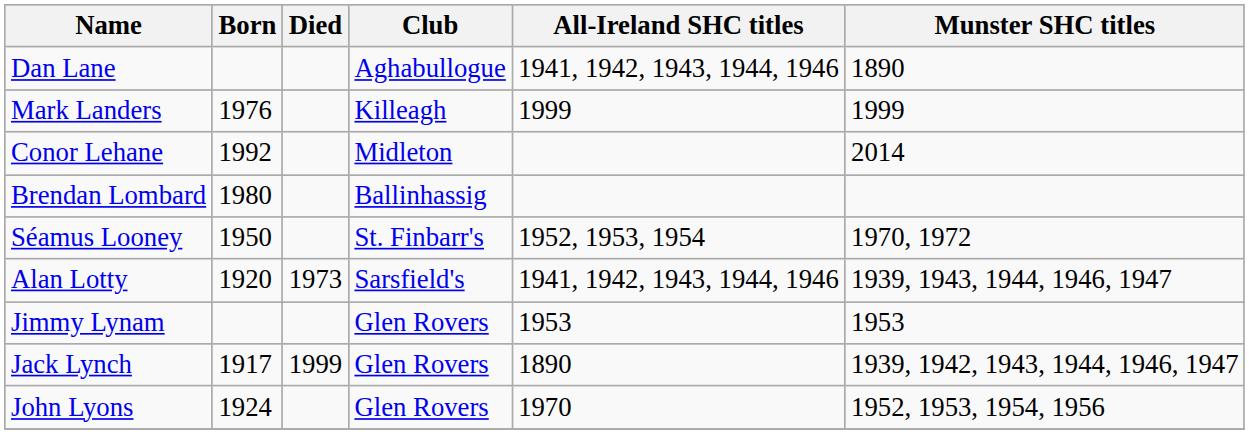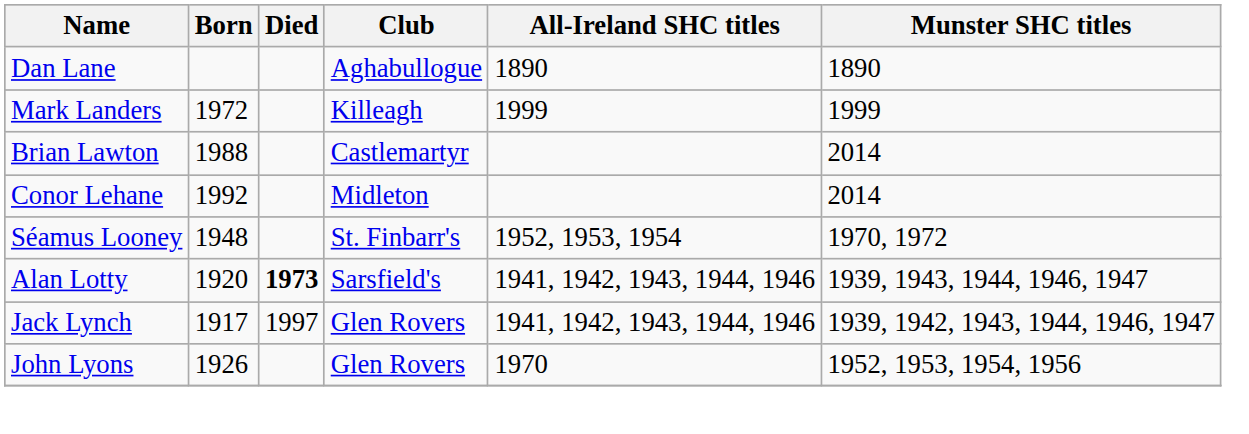(678, 68) 1941, 1942, 1943, 1944, 1946 -> (521, 68) 1890
(245, 110) 1976 -> (221, 110) 1972
+ row: (85, 152)
- row: (109, 195)
(245, 237) 1950 -> (221, 237) 1948
(315, 279) normal -> (292, 279) bold
- row: (88, 322)
(315, 364) 1999 -> (292, 322) 1997
(545, 364) 1890 -> (655, 322) 1941, 1942, 1943, 1944, 1946
(245, 407) 1924 -> (221, 364) 1926
